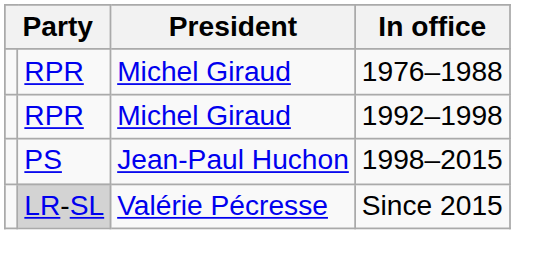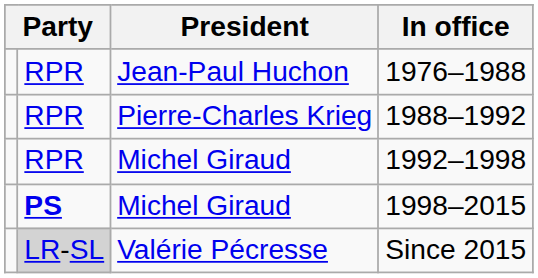(204, 71) Michel Giraud -> (233, 71) Jean-Paul Huchon
+ row: (456, 116)
(43, 160) normal -> (43, 205) bold
(233, 160) Jean-Paul Huchon -> (204, 205) Michel Giraud
